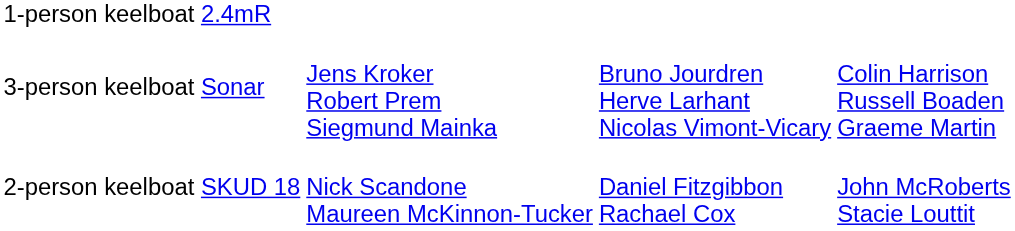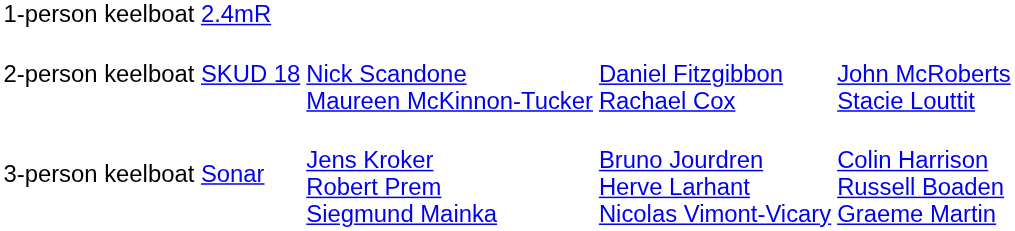rows swapped: (152, 187) <-> (134, 87)
